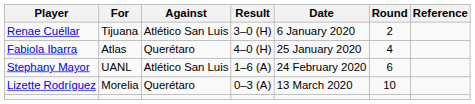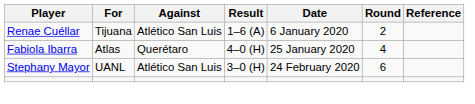(253, 31) 3–0 (H) -> (246, 31) 1–6 (A)
(253, 67) 1–6 (A) -> (246, 67) 3–0 (H)
- row: (51, 85)
